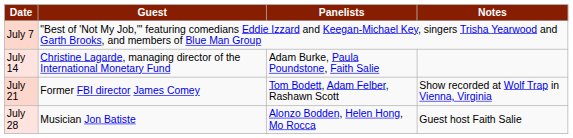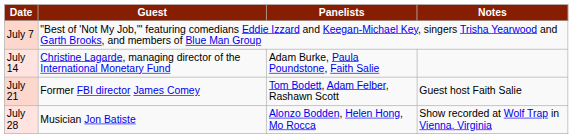(489, 91) Show recorded at Wolf Trap in Vienna, Virginia -> (471, 91) Guest host Faith Salie
(471, 119) Guest host Faith Salie -> (489, 119) Show recorded at Wolf Trap in Vienna, Virginia
